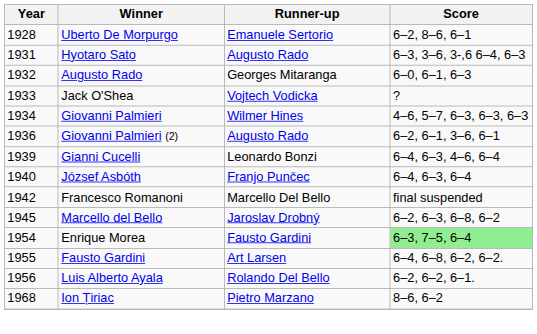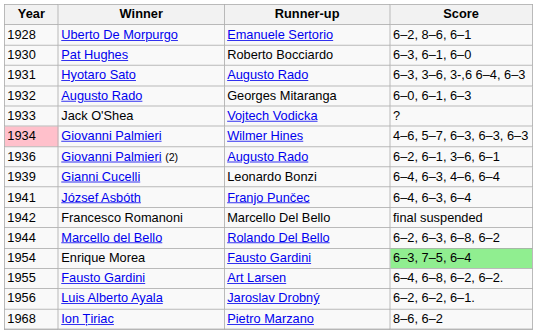+ row: (95, 55)
(22, 116) no background -> (22, 136) pink background
(22, 177) 1940 -> (22, 197) 1941
(22, 217) 1945 -> (22, 237) 1944
(273, 217) Jaroslav Drobný -> (278, 237) Rolando Del Bello
(278, 278) Rolando Del Bello -> (273, 298) Jaroslav Drobný
